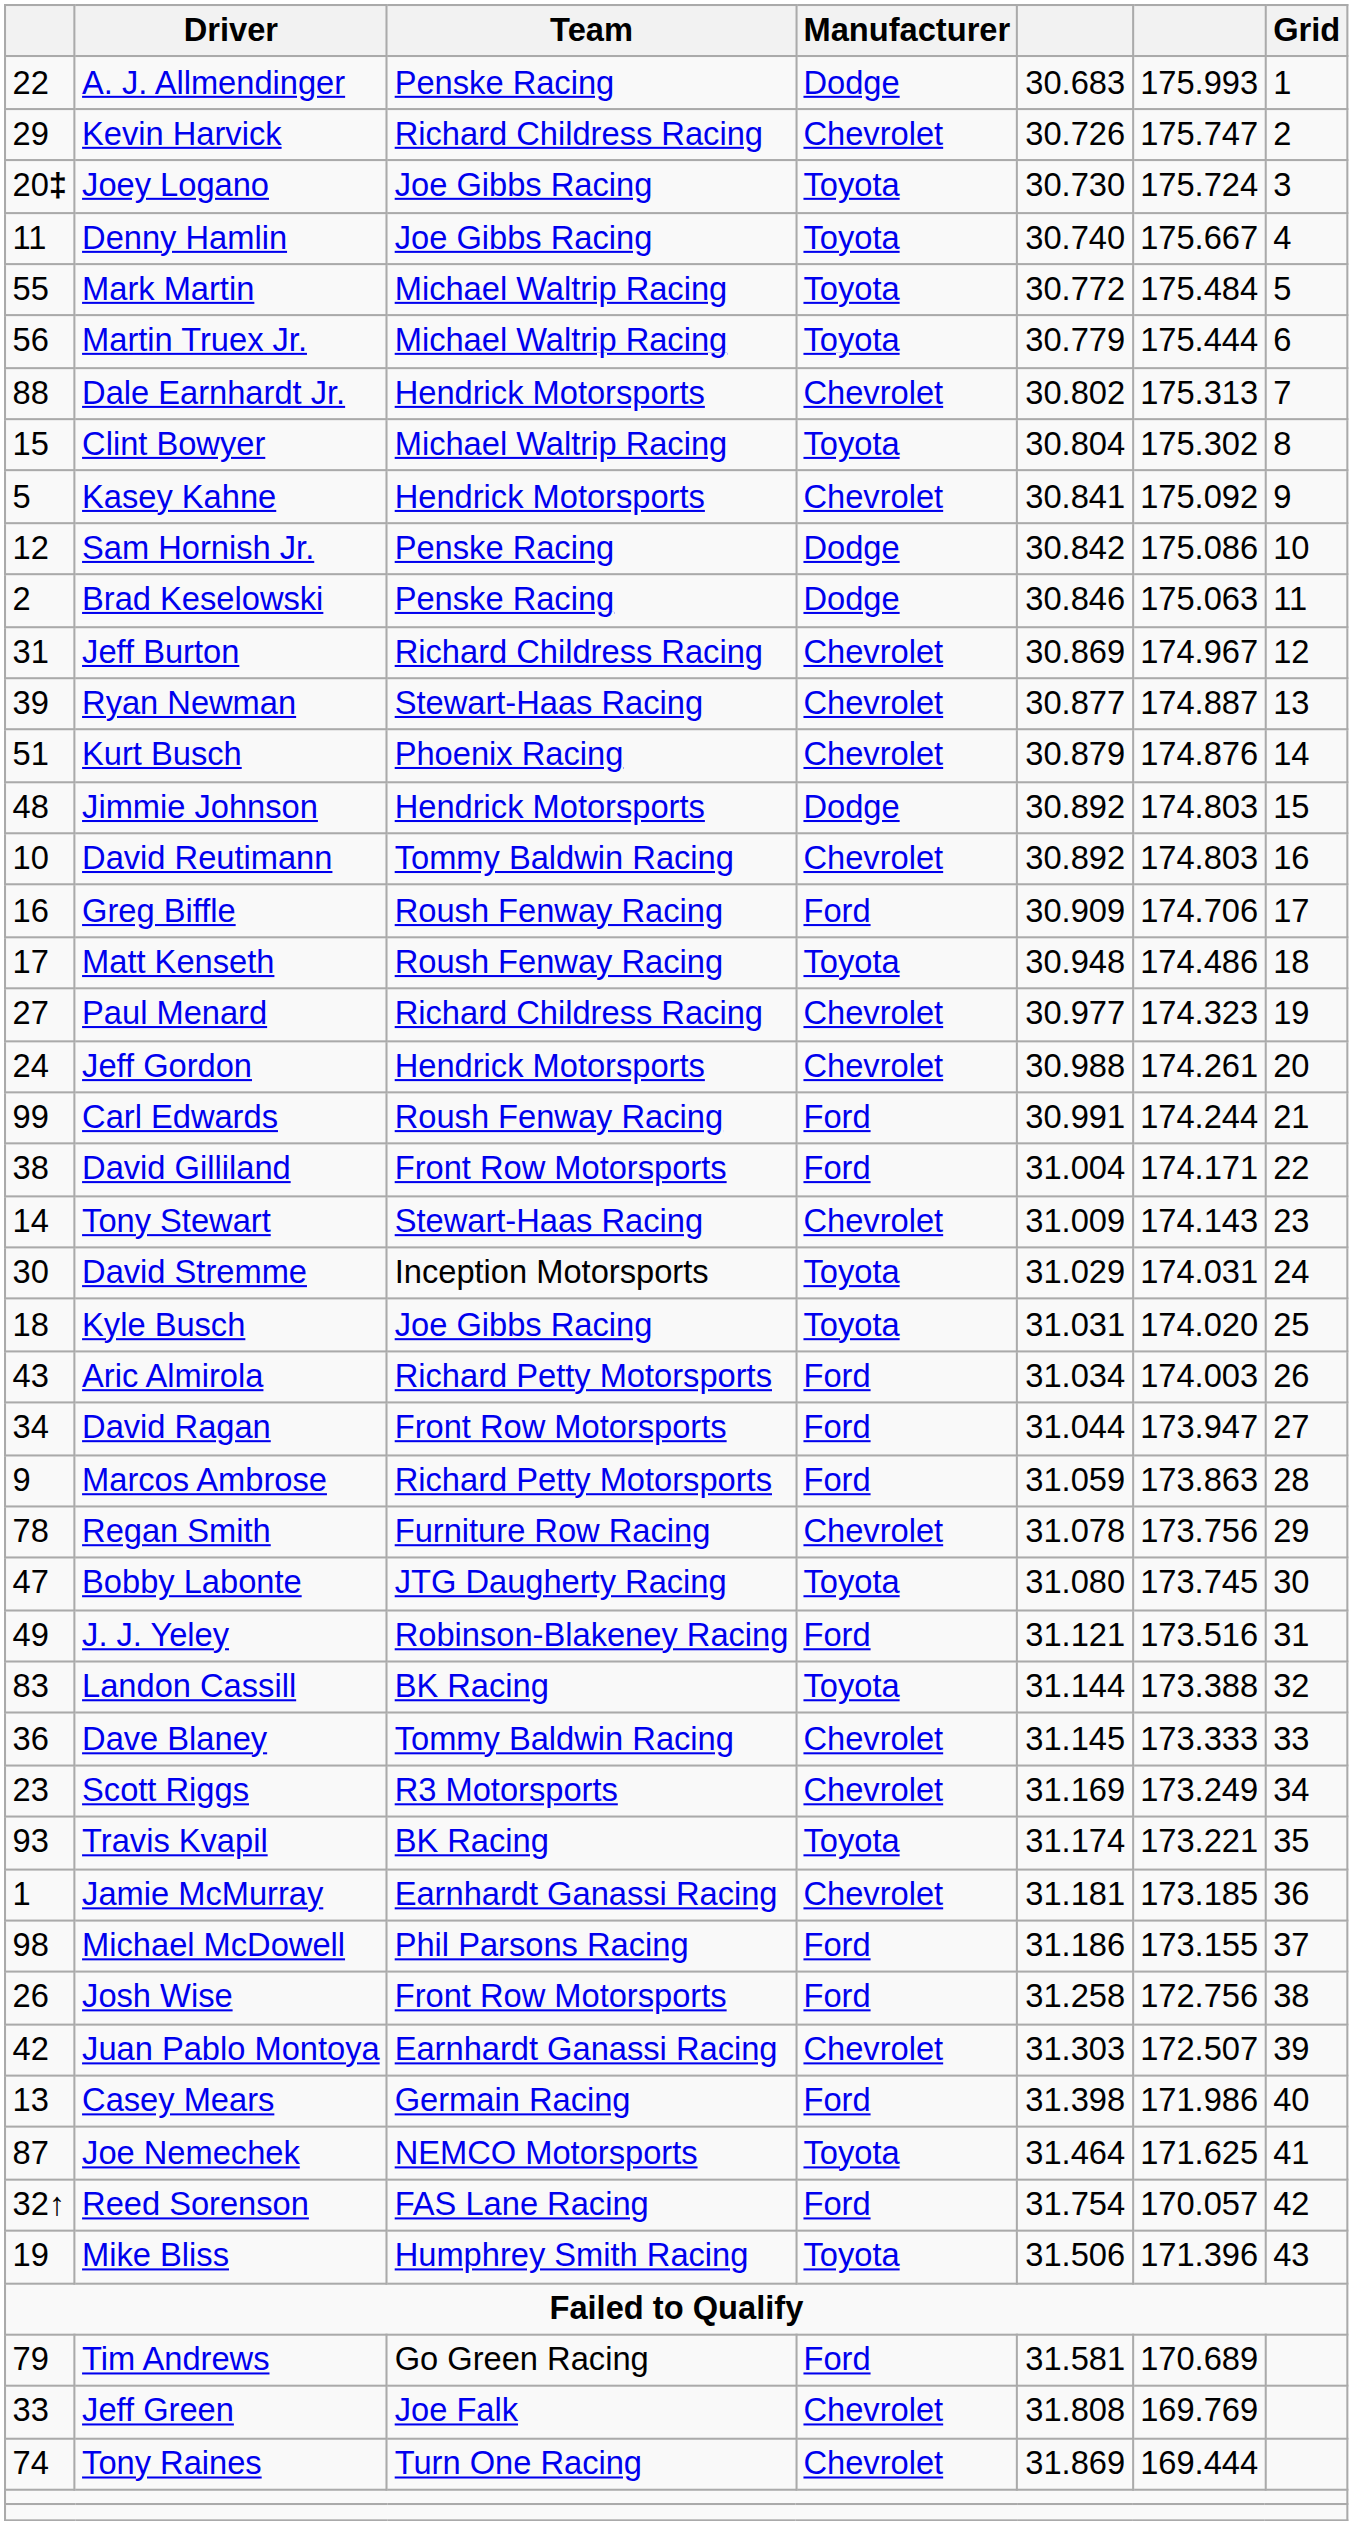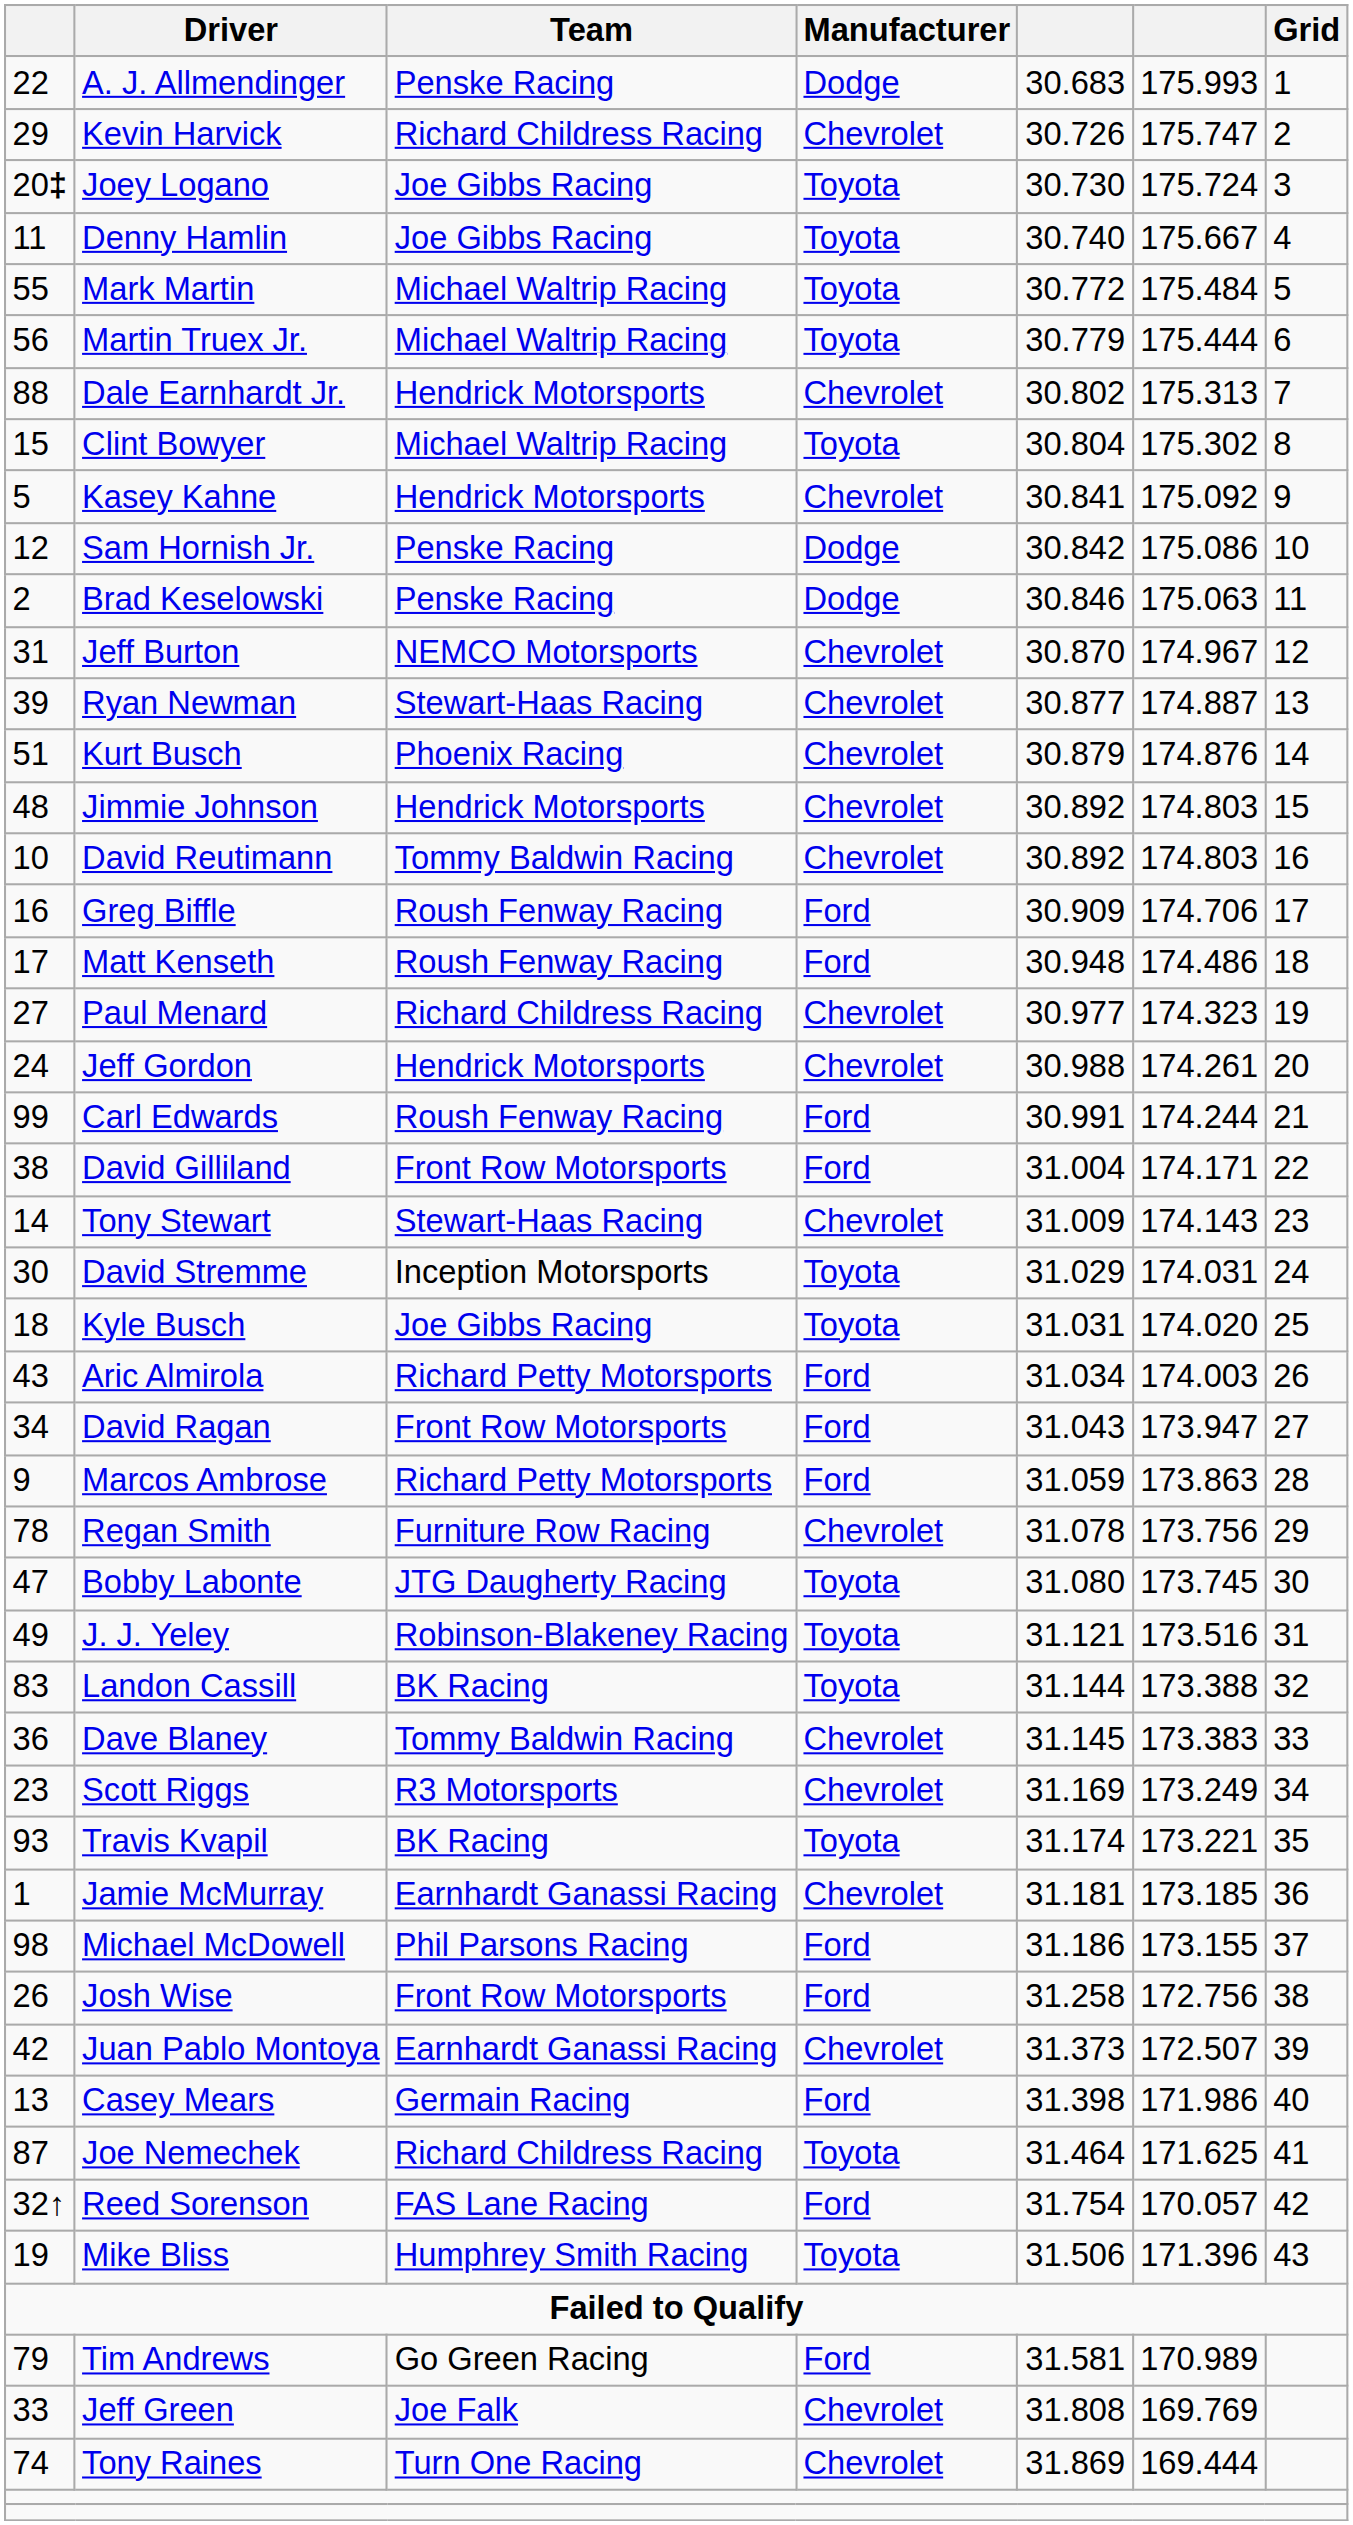(579, 651) Richard Childress Racing -> (546, 651) NEMCO Motorsports
(1075, 651) 30.869 -> (1075, 651) 30.870
(852, 806) Dodge -> (873, 806) Chevrolet
(852, 962) Toyota -> (837, 962) Ford
(1075, 1428) 31.044 -> (1075, 1428) 31.043
(837, 1635) Ford -> (852, 1635) Toyota
(1199, 1738) 173.333 -> (1199, 1738) 173.383
(1075, 2049) 31.303 -> (1075, 2049) 31.373
(546, 2152) NEMCO Motorsports -> (579, 2152) Richard Childress Racing
(1199, 2359) 170.689 -> (1199, 2359) 170.989
